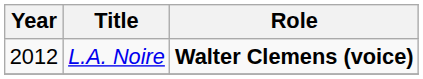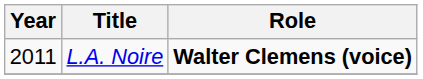(34, 56) 2012 -> (33, 56) 2011
